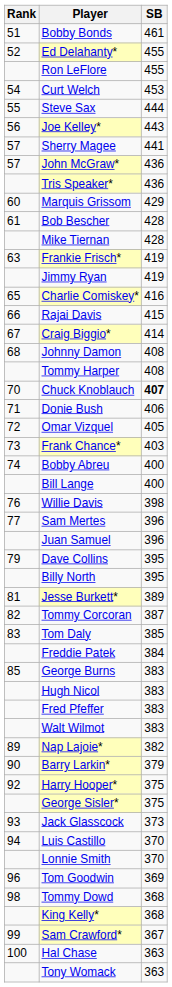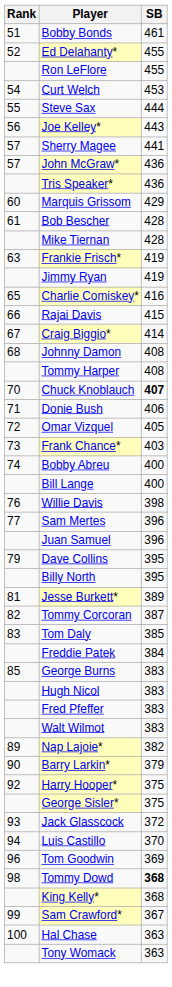(154, 822) 373 -> (154, 822) 372
- row: (76, 859)
(154, 897) normal -> (154, 878) bold
